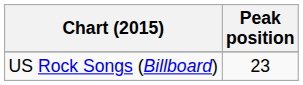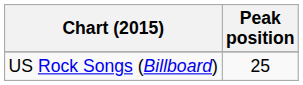(260, 66) 23 -> (260, 66) 25
